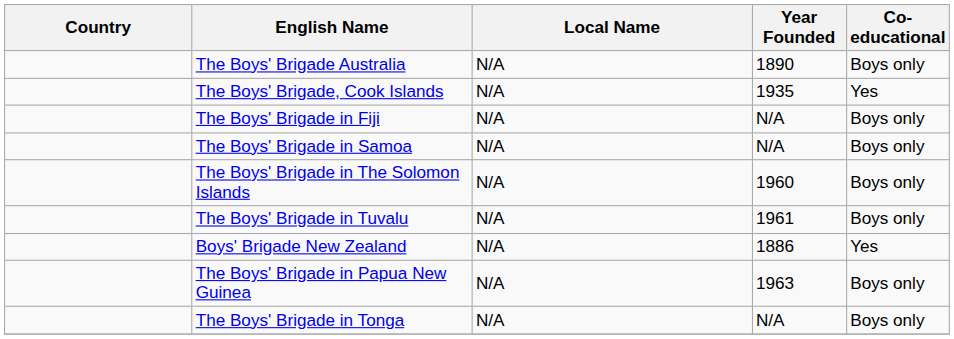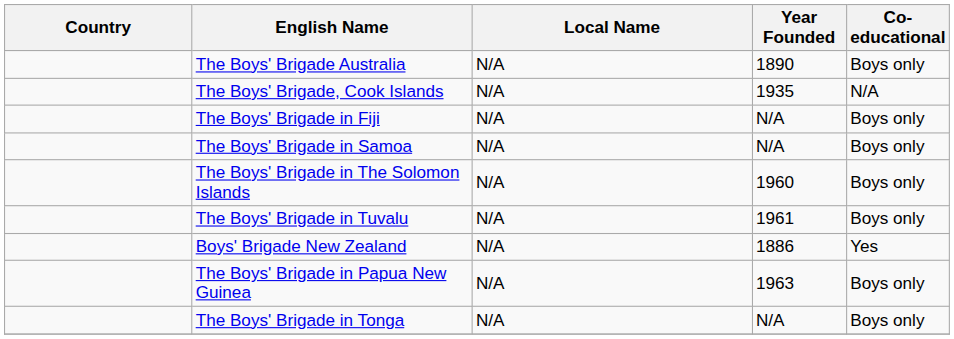(864, 91) Yes -> (865, 91) N/A
